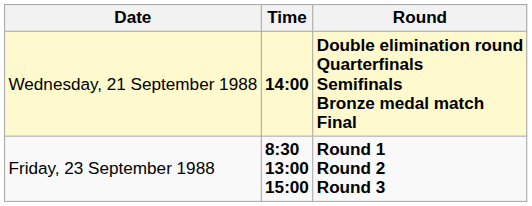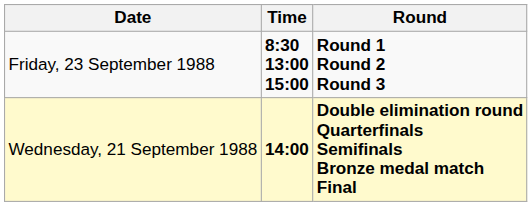rows swapped: (112, 168) <-> (133, 83)
